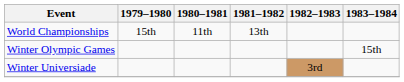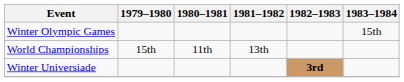rows swapped: (61, 49) <-> (58, 31)
(315, 67) normal -> (315, 67) bold
